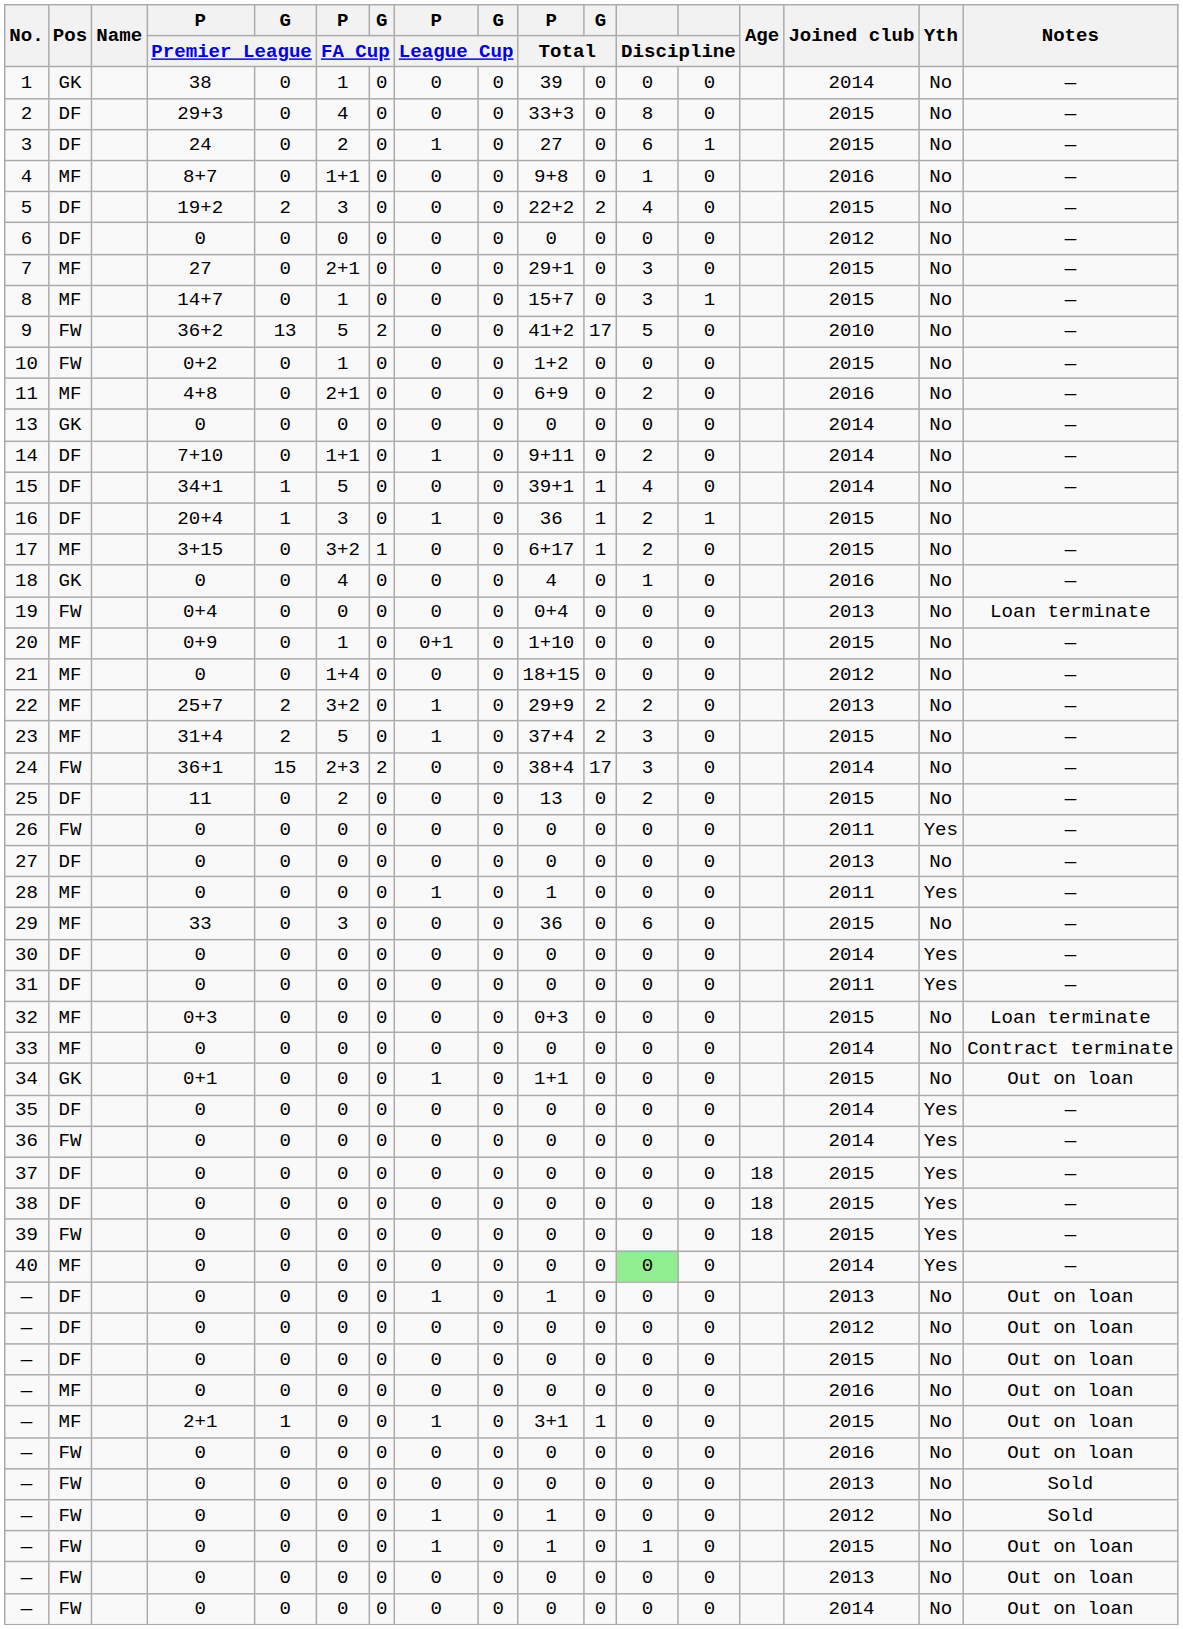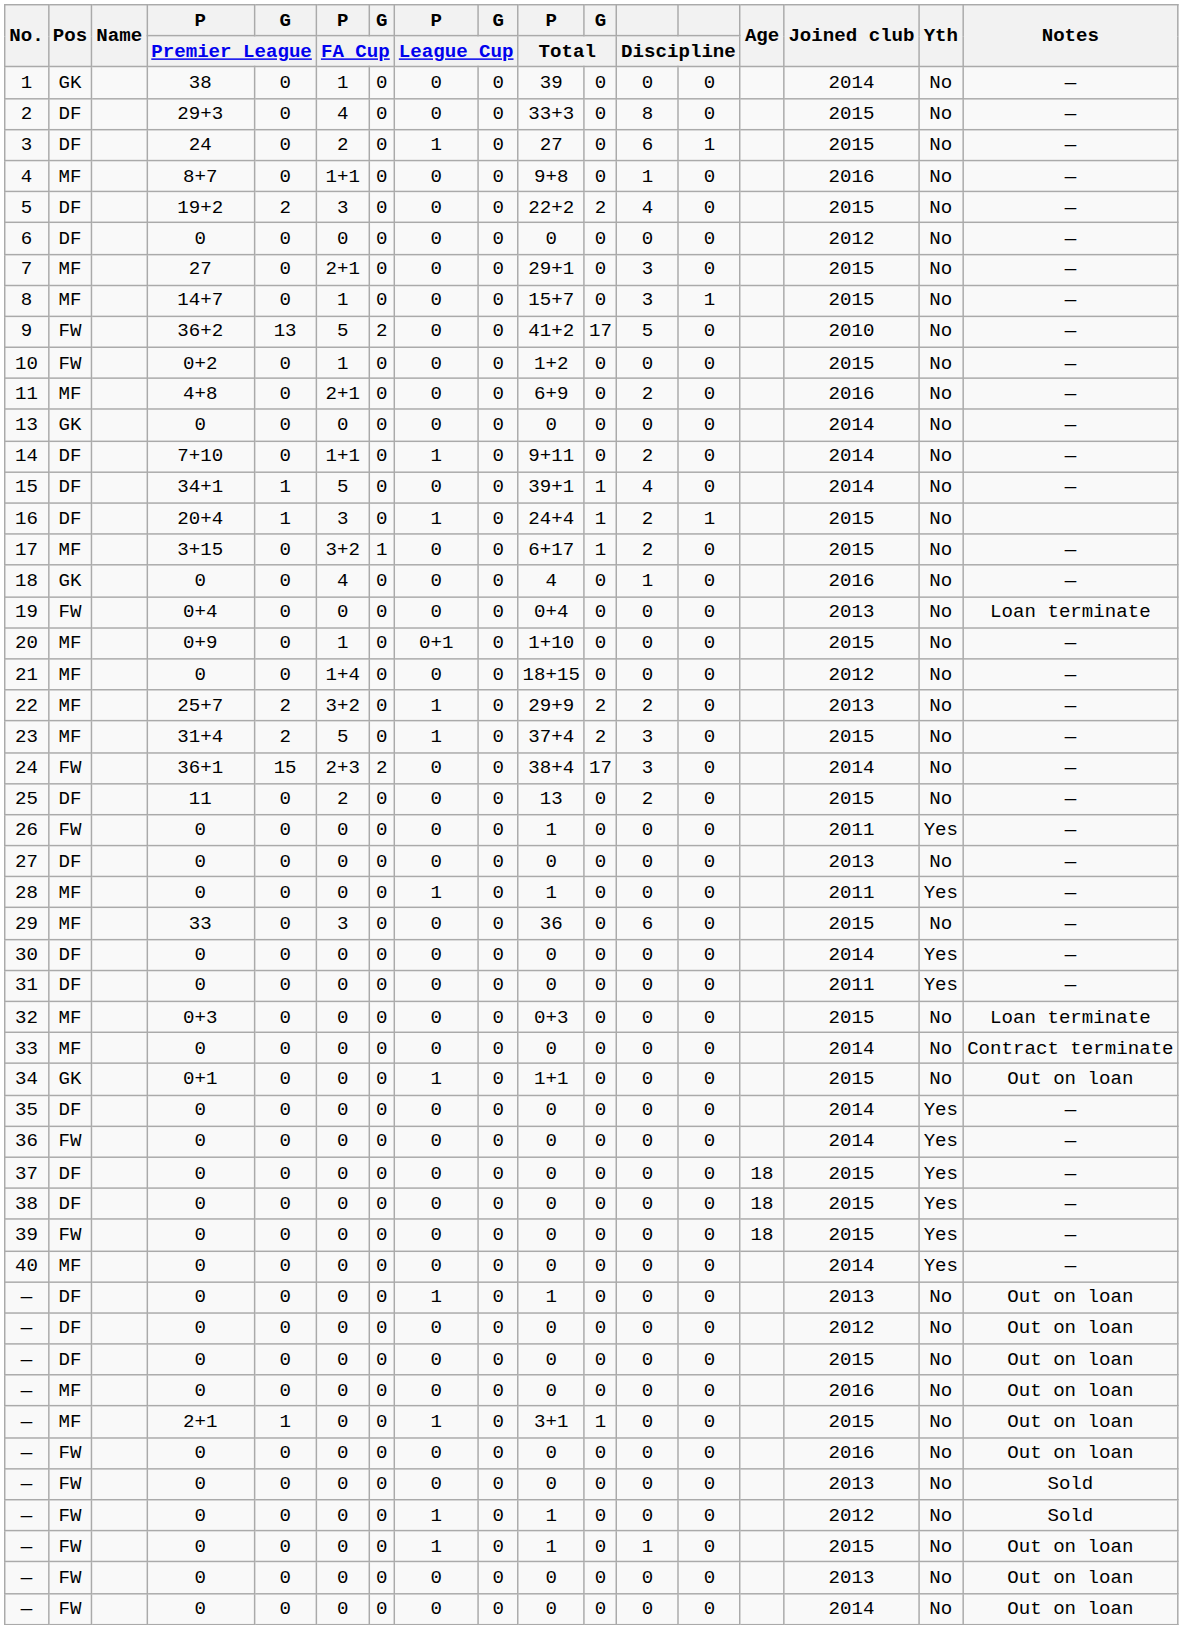(551, 519) 36 -> (551, 519) 24+4
(551, 830) 0 -> (551, 830) 1
(647, 1266) lightgreen background -> (647, 1266) no background
